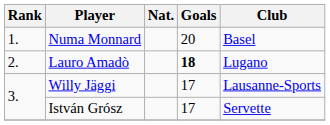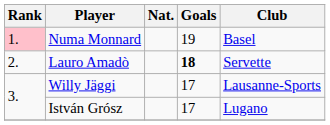(13, 39) no background -> (13, 39) pink background
(188, 39) 20 -> (188, 39) 19
(245, 62) Lugano -> (247, 62) Servette
(247, 108) Servette -> (245, 108) Lugano
